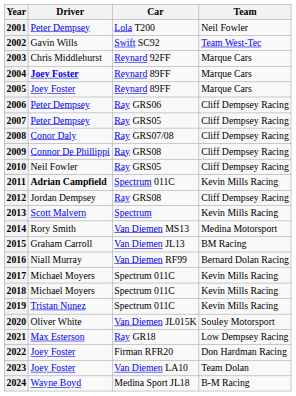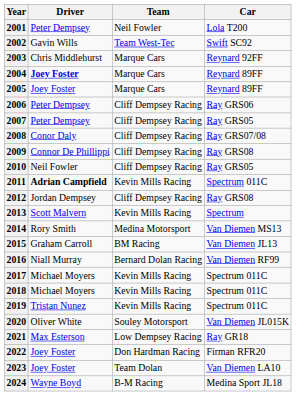columns swapped: (245, 12) <-> (155, 12)
